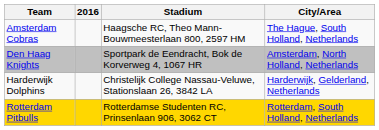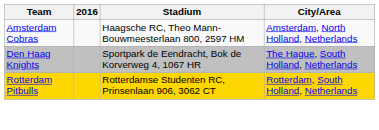(313, 33) The Hague, South Holland, Netherlands -> (312, 33) Amsterdam, North Holland, Netherlands
(313, 59) Amsterdam, North Holland, Netherlands -> (312, 59) The Hague, South Holland, Netherlands
- row: (30, 86)
